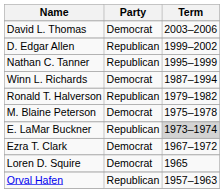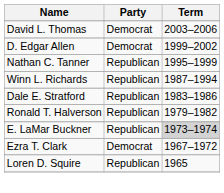(133, 46) Republican -> (129, 46) Democrat
(129, 79) Democrat -> (133, 79) Republican
+ row: (46, 96)
- row: (51, 113)
(129, 163) Democrat -> (133, 163) Republican
- row: (35, 180)
